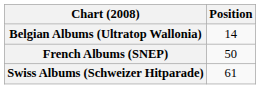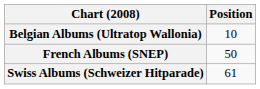(231, 34) 14 -> (231, 34) 10
